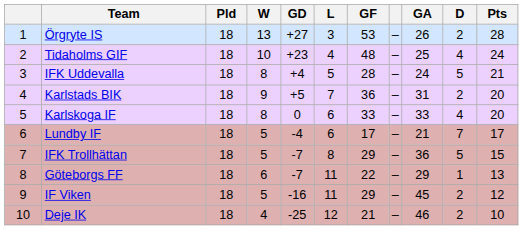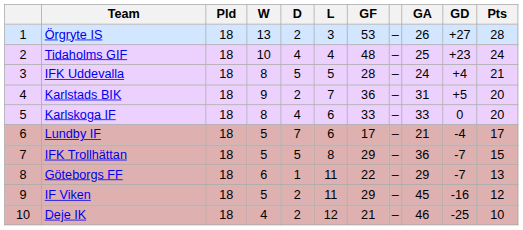columns swapped: (460, 14) <-> (297, 14)
